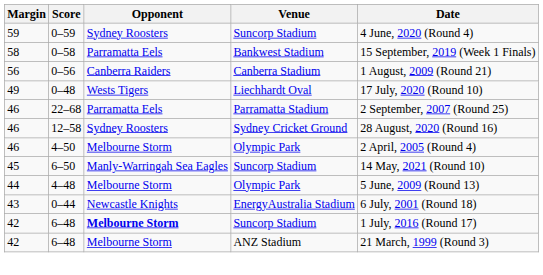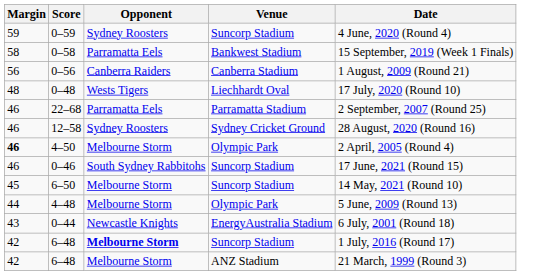(13, 90) 49 -> (13, 90) 48
(13, 147) normal -> (13, 147) bold
+ row: (63, 166)
(157, 166) Manly-Warringah Sea Eagles -> (129, 185) Melbourne Storm
